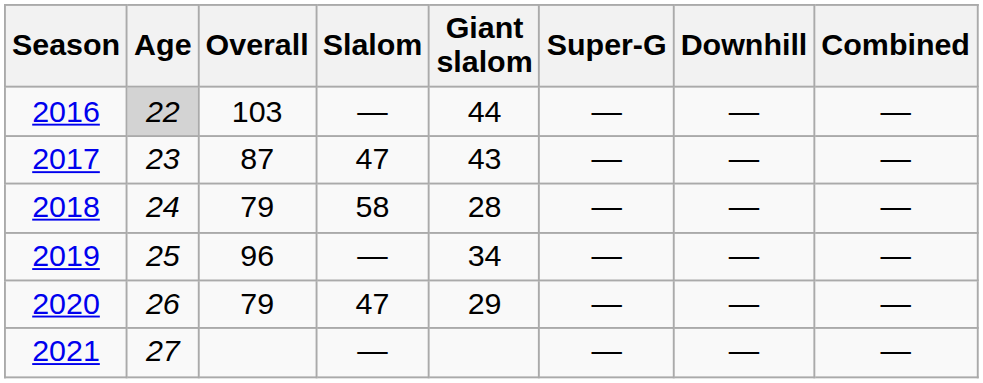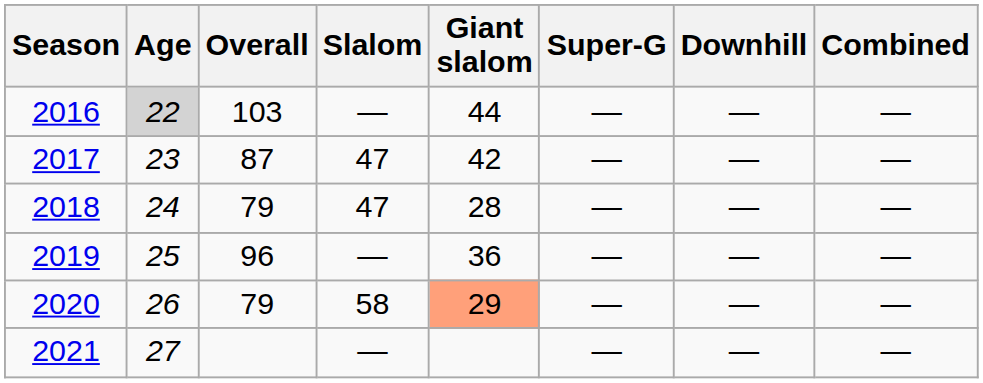(485, 159) 43 -> (485, 159) 42
(373, 207) 58 -> (373, 207) 47
(485, 255) 34 -> (485, 255) 36
(373, 303) 47 -> (373, 303) 58
(485, 303) no background -> (485, 303) lightsalmon background
